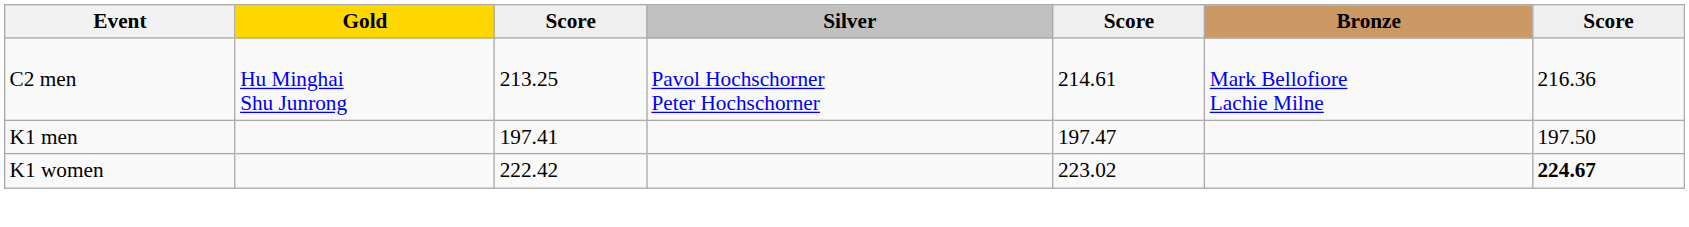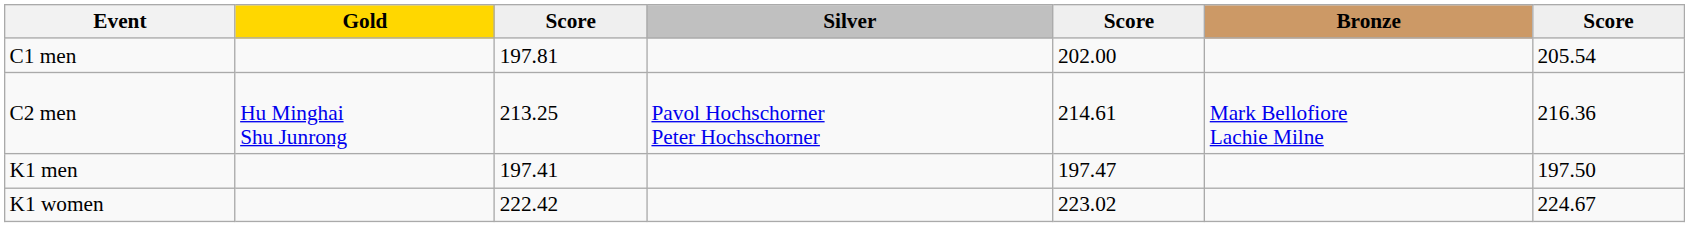+ row: (43, 55)
(1567, 170) bold -> (1567, 204) normal
